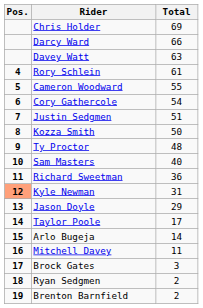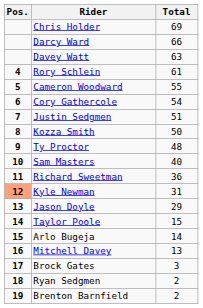(177, 222) 17 -> (177, 222) 15
(177, 251) 11 -> (177, 251) 13
